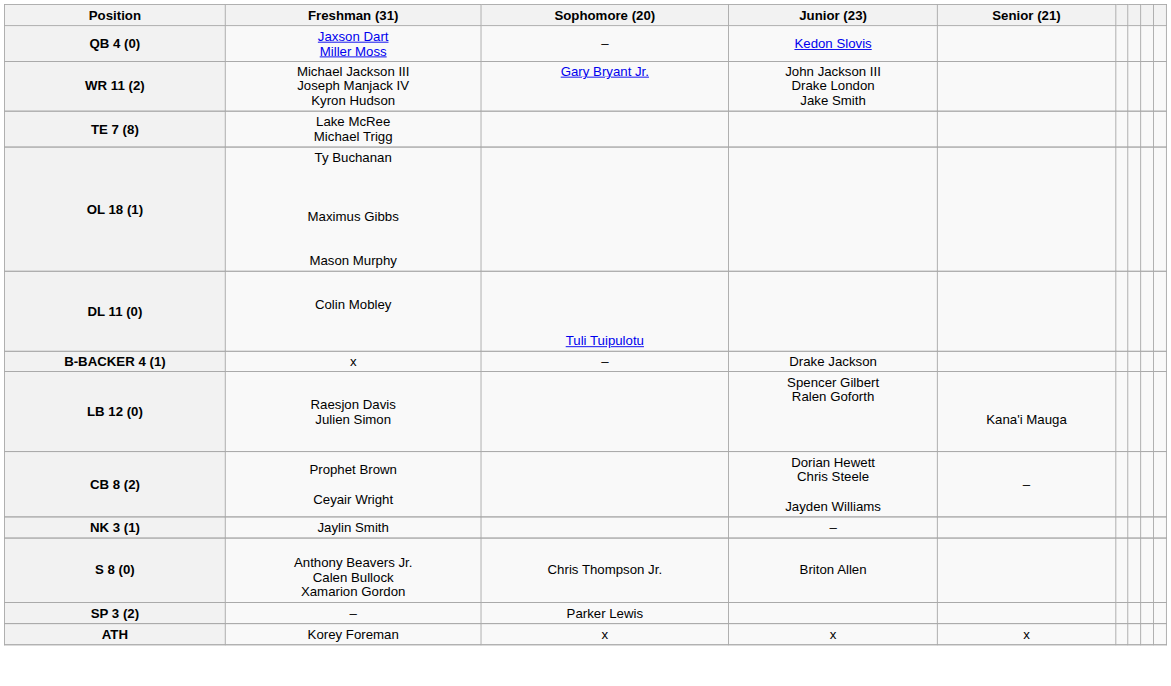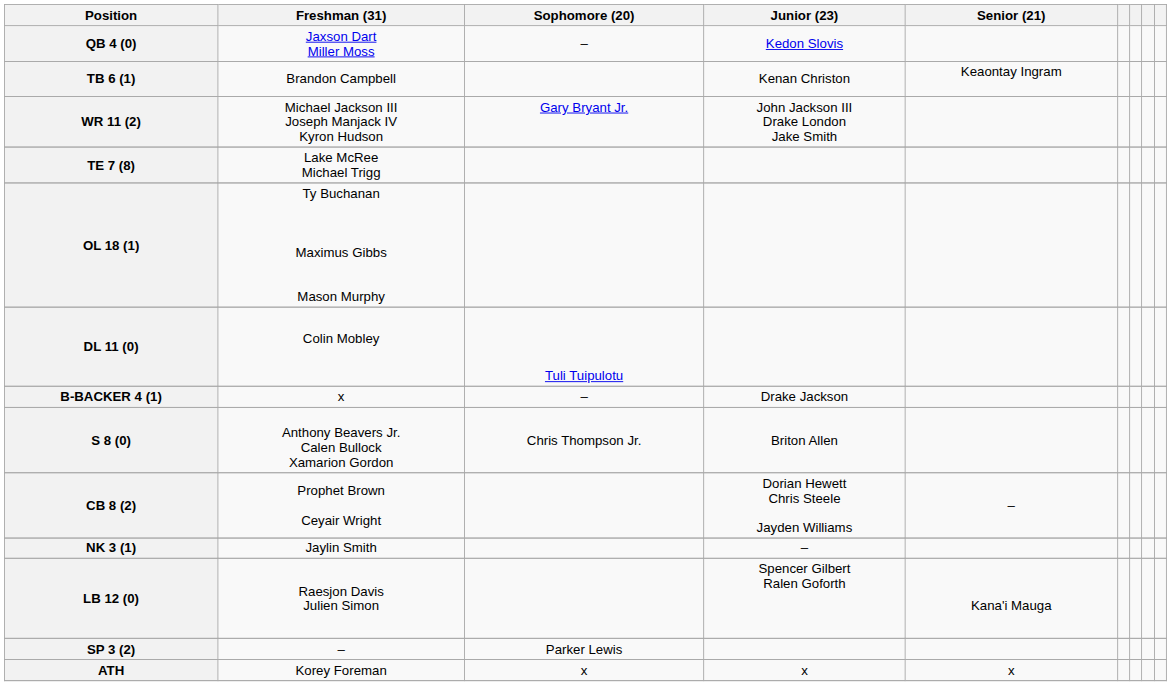+ row: (111, 79)
rows swapped: (115, 412) <-> (115, 571)
